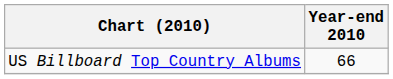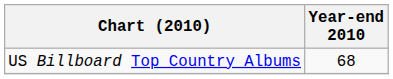(346, 61) 66 -> (346, 61) 68
